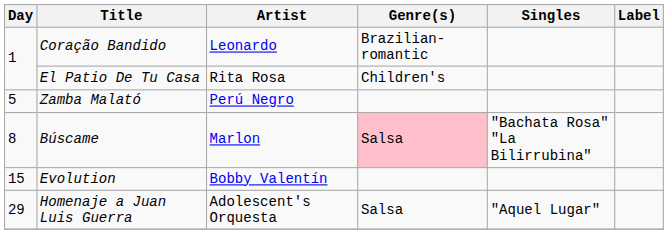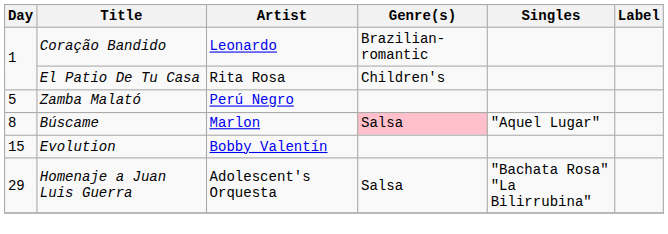(550, 140) "Bachata Rosa" "La Bilirrubina" -> (545, 124) "Aquel Lugar"
(545, 210) "Aquel Lugar" -> (550, 186) "Bachata Rosa" "La Bilirrubina"
